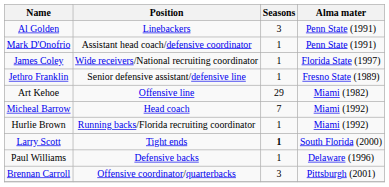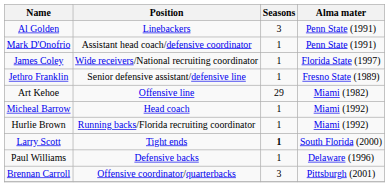(279, 109) 7 -> (279, 109) 1
